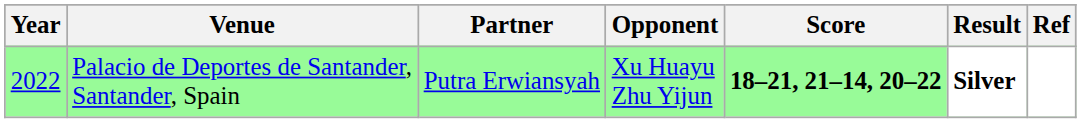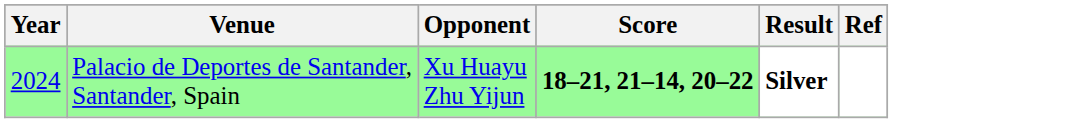- column: (512, 25)
(36, 81) 2022 -> (36, 81) 2024
